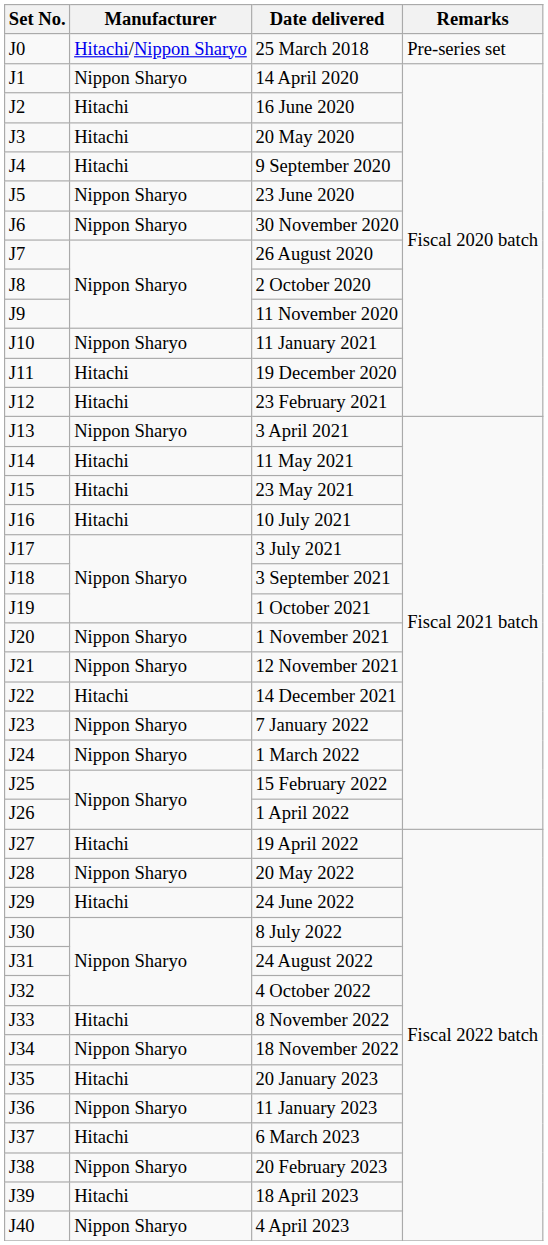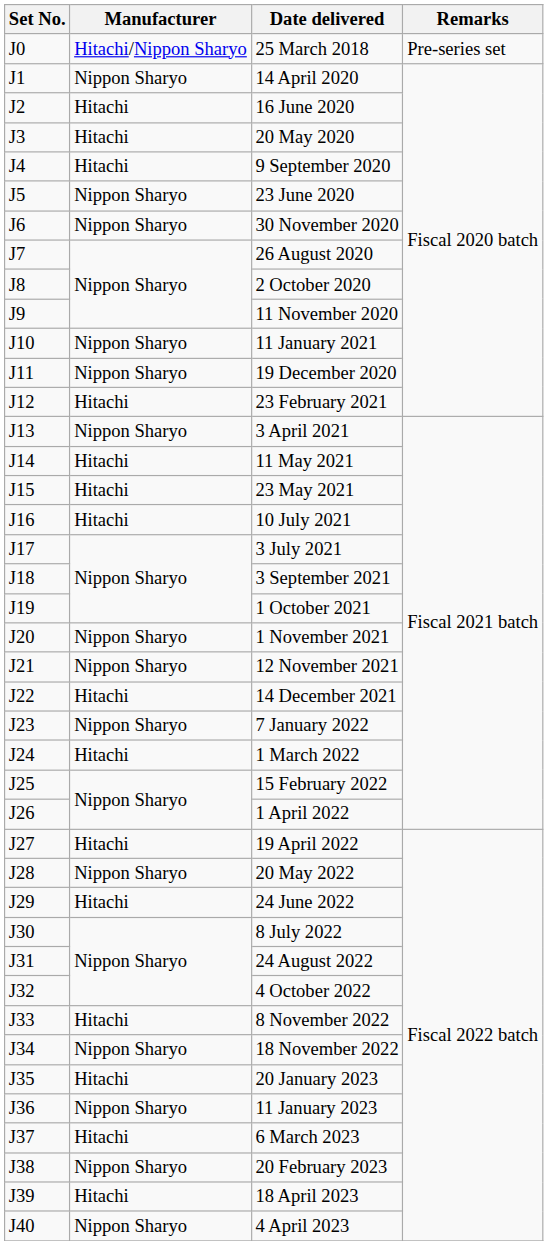(101, 372) Hitachi -> (131, 372) Nippon Sharyo
(131, 755) Nippon Sharyo -> (101, 755) Hitachi
